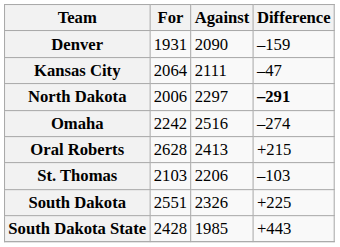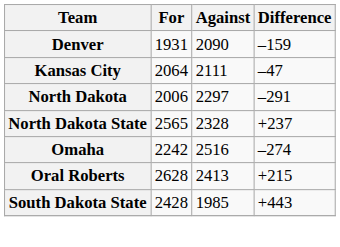(274, 96) bold -> (274, 96) normal
+ row: (78, 123)
- row: (77, 176)
- row: (77, 202)
